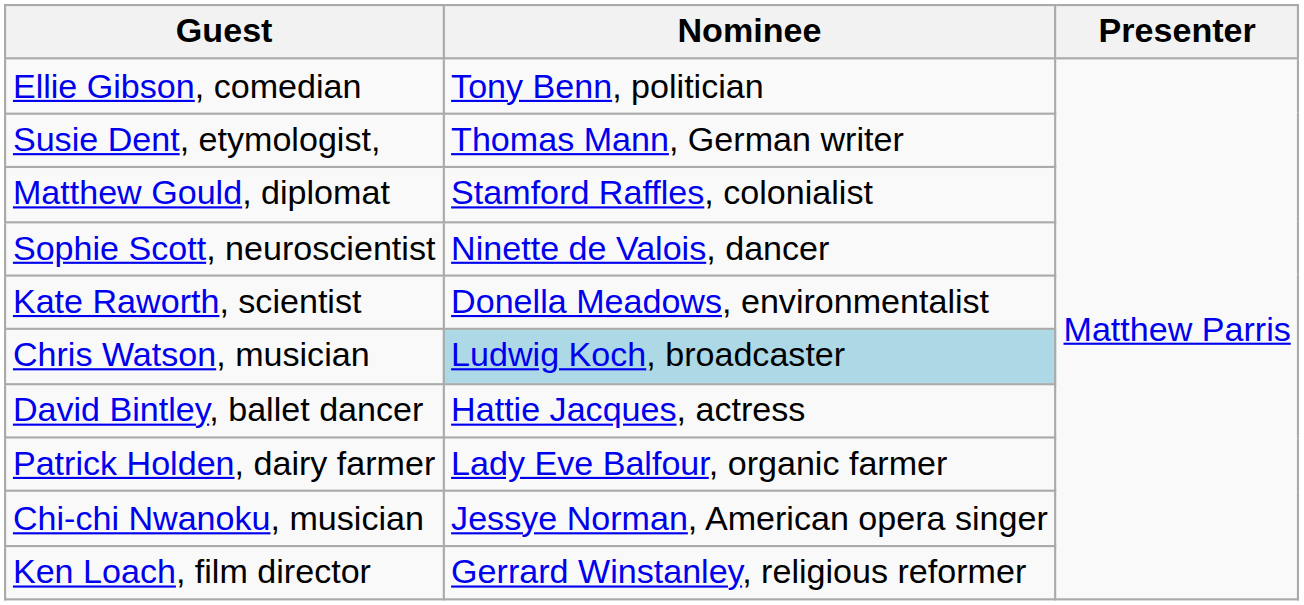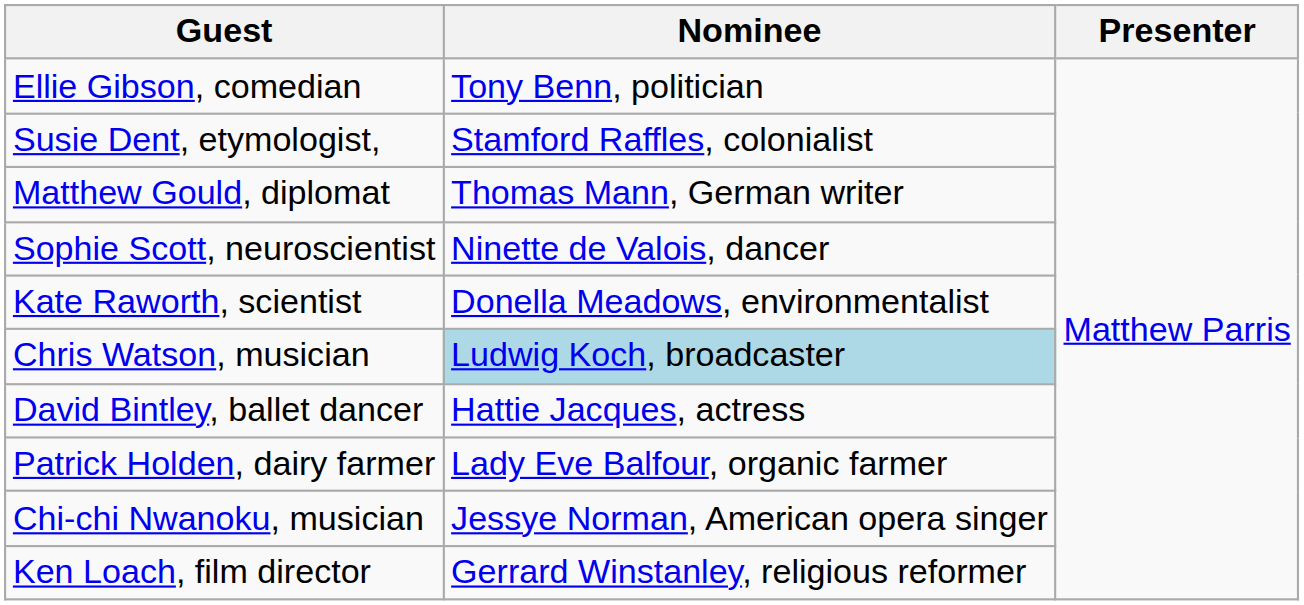(677, 139) Thomas Mann, German writer -> (662, 139) Stamford Raffles, colonialist
(662, 193) Stamford Raffles, colonialist -> (677, 193) Thomas Mann, German writer
